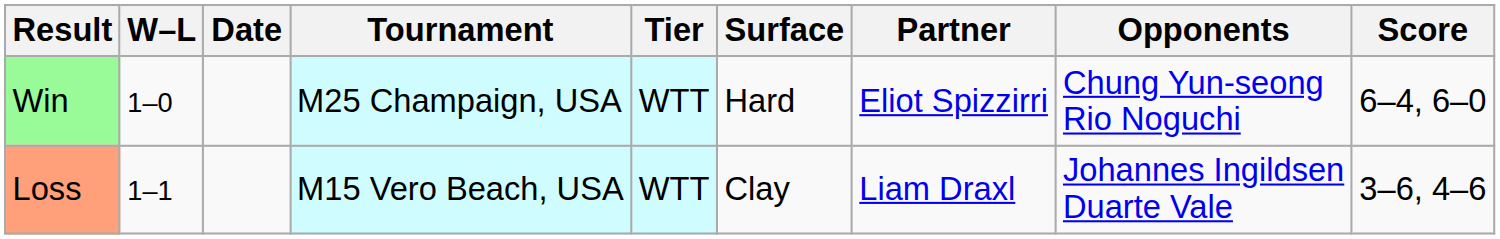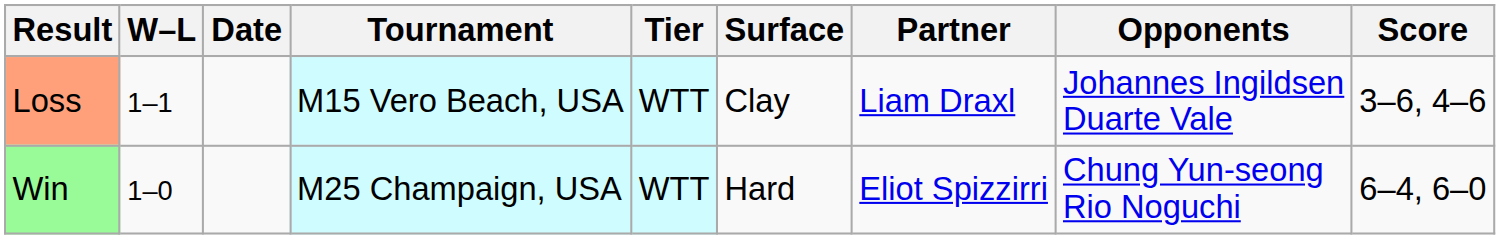rows swapped: (41, 100) <-> (47, 188)
